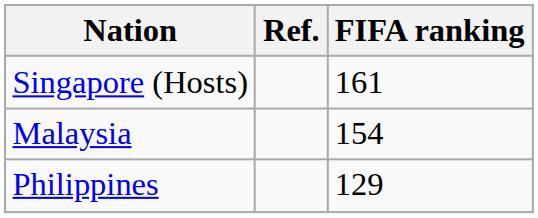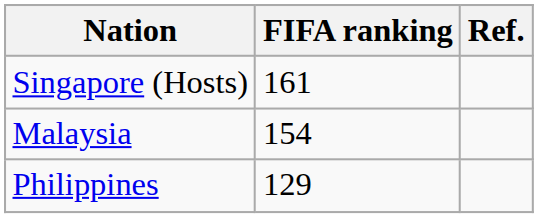columns swapped: (430, 30) <-> (291, 30)
